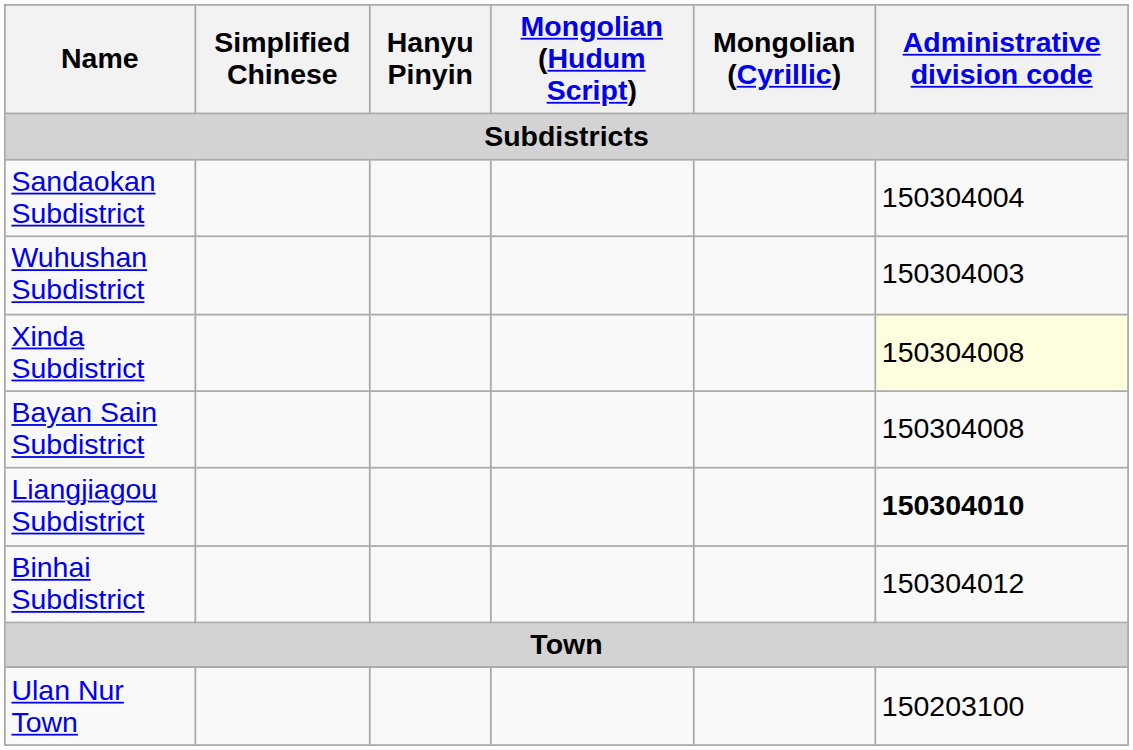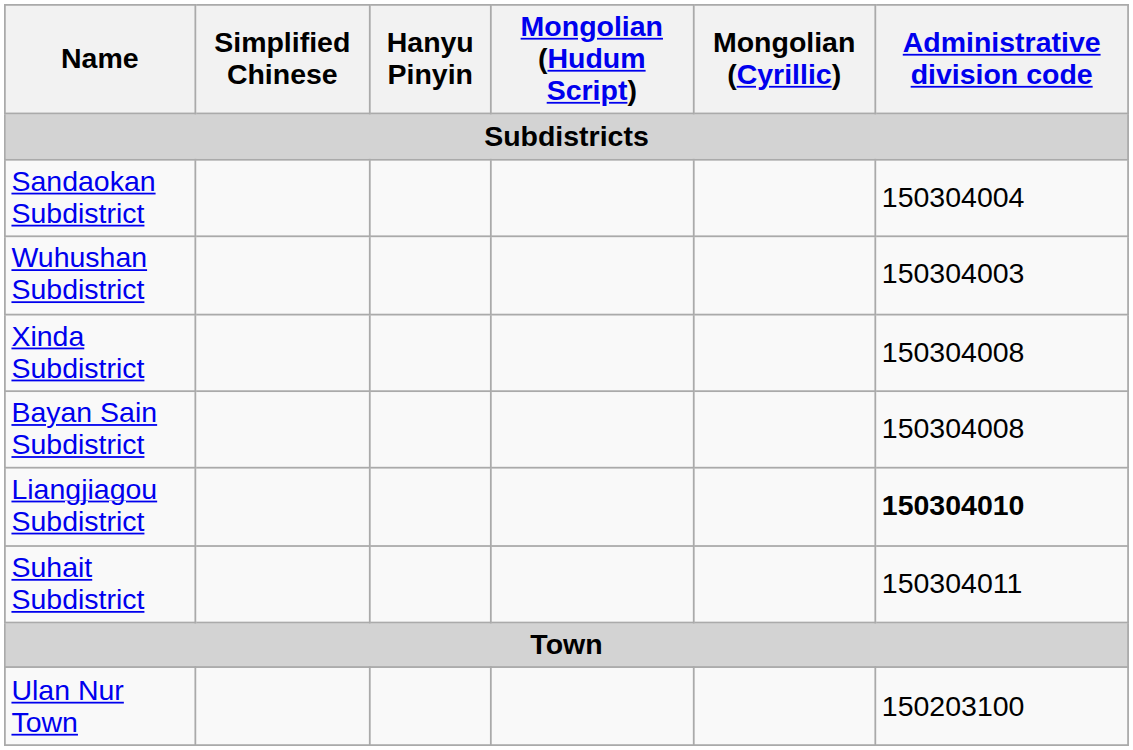(953, 351) lightyellow background -> (953, 351) no background
+ row: (78, 583)
- row: (78, 583)
